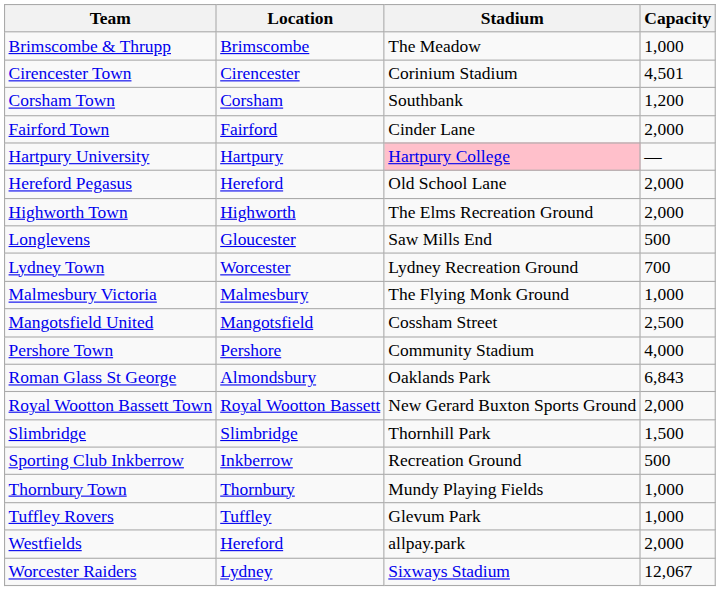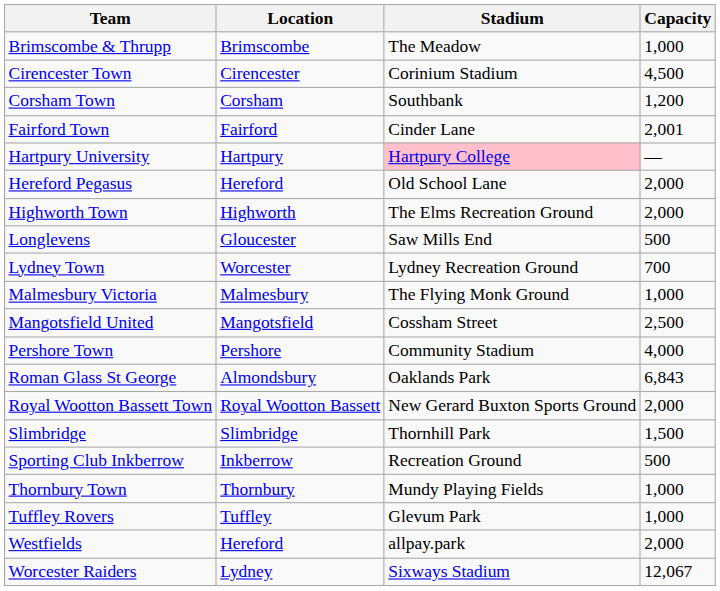(664, 73) 4,501 -> (664, 73) 4,500
(664, 128) 2,000 -> (664, 128) 2,001
